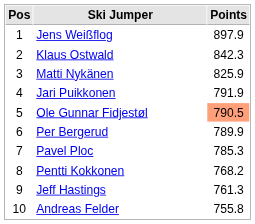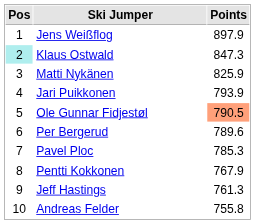(19, 54) no background -> (19, 54) paleturquoise background
(229, 54) 842.3 -> (229, 54) 847.3
(229, 93) 791.9 -> (229, 93) 793.9
(229, 132) 789.9 -> (229, 132) 789.6
(229, 170) 768.2 -> (229, 170) 767.9
